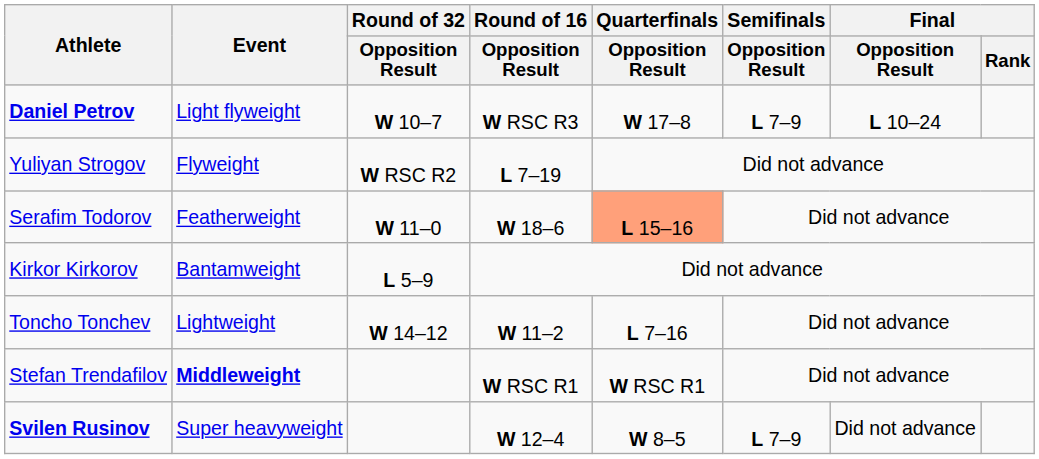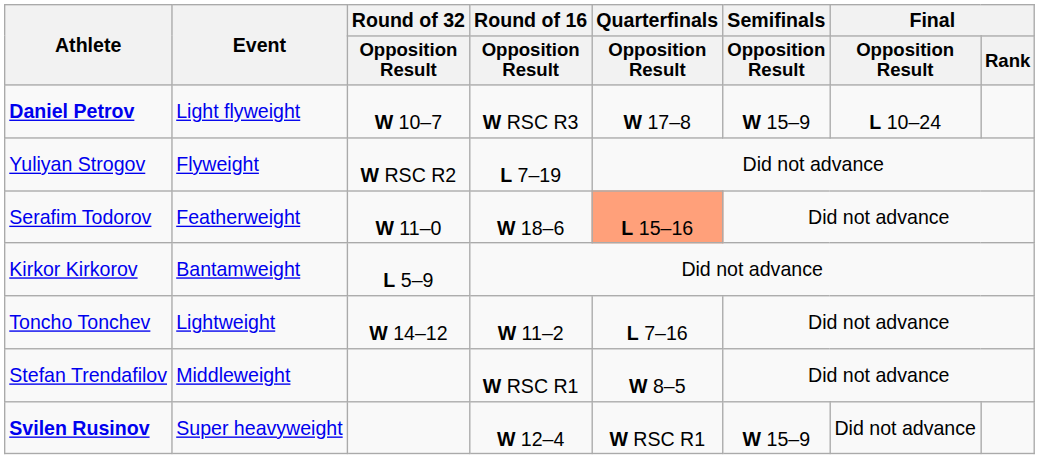(776, 123) L 7–9 -> (776, 123) W 15–9
(238, 375) bold -> (233, 375) normal
(657, 386) W RSC R1 -> (657, 386) W 8–5
(657, 439) W 8–5 -> (657, 439) W RSC R1
(776, 439) L 7–9 -> (776, 439) W 15–9
